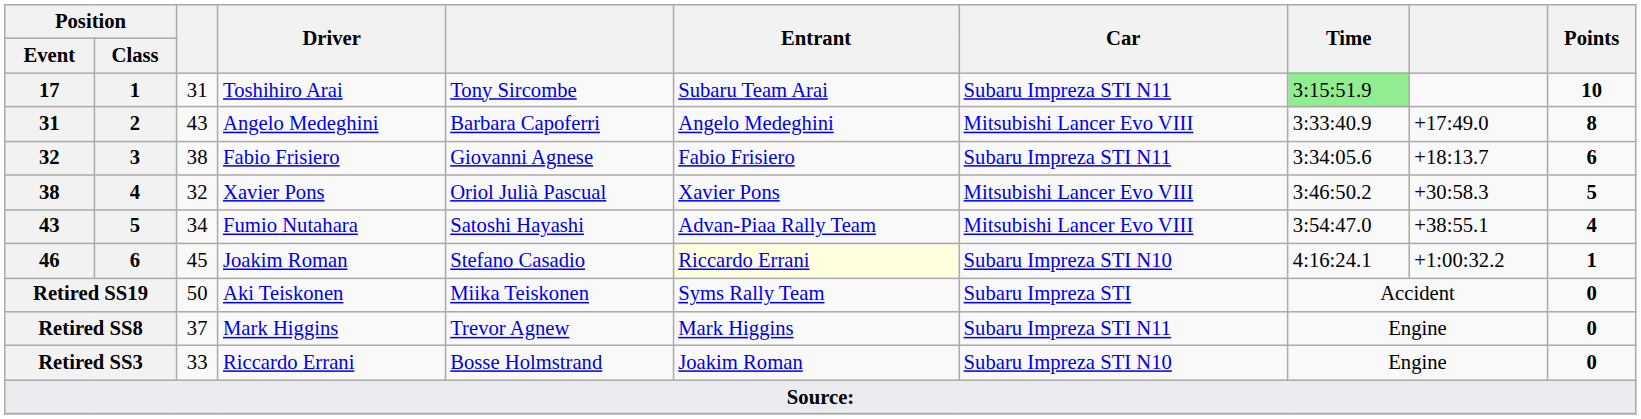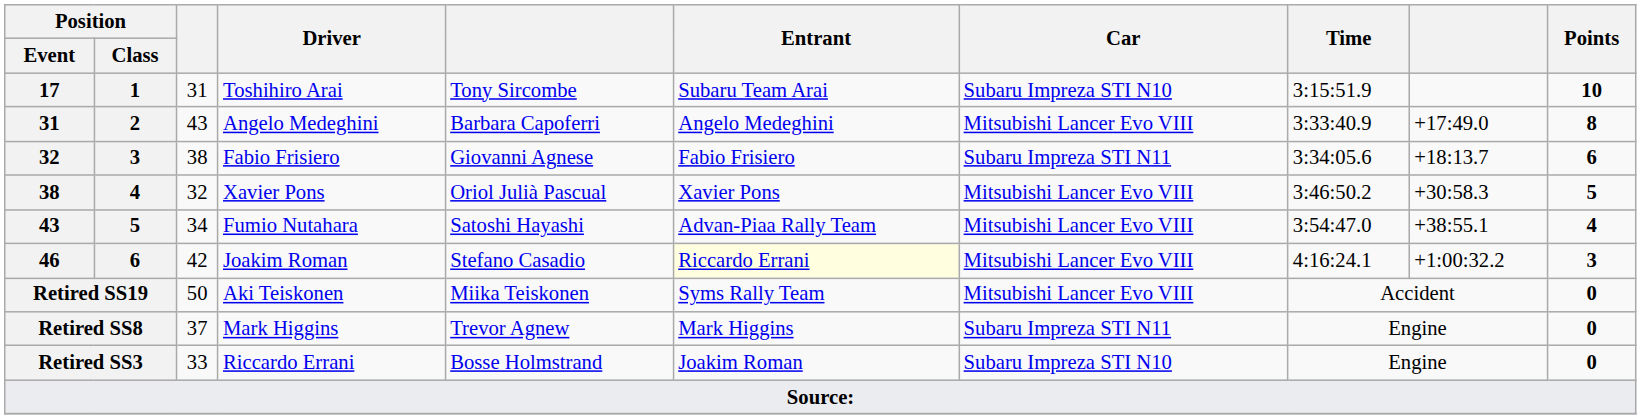(1067, 89) Subaru Impreza STI N11 -> (1068, 89) Subaru Impreza STI N10
(1332, 89) lightgreen background -> (1332, 89) no background
(197, 259) 45 -> (197, 259) 42
(1068, 259) Subaru Impreza STI N10 -> (1078, 259) Mitsubishi Lancer Evo VIII
(1592, 259) 1 -> (1592, 259) 3
(1047, 293) Subaru Impreza STI -> (1078, 293) Mitsubishi Lancer Evo VIII
